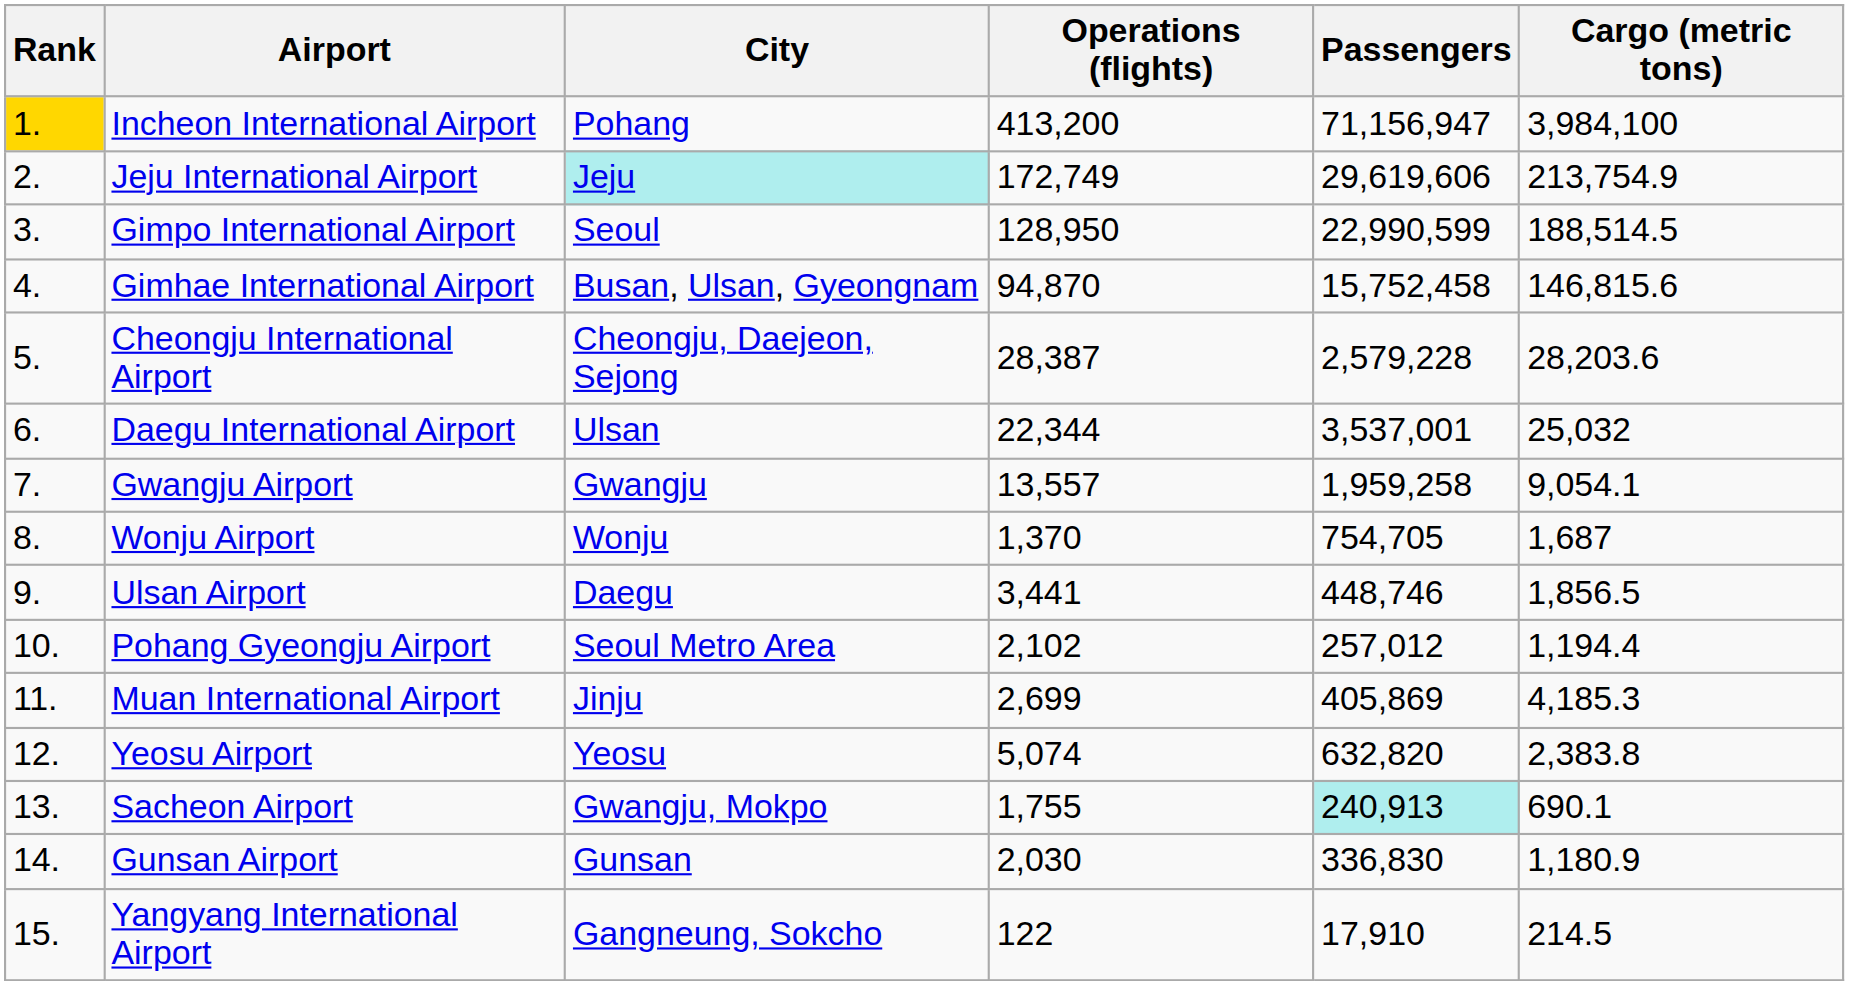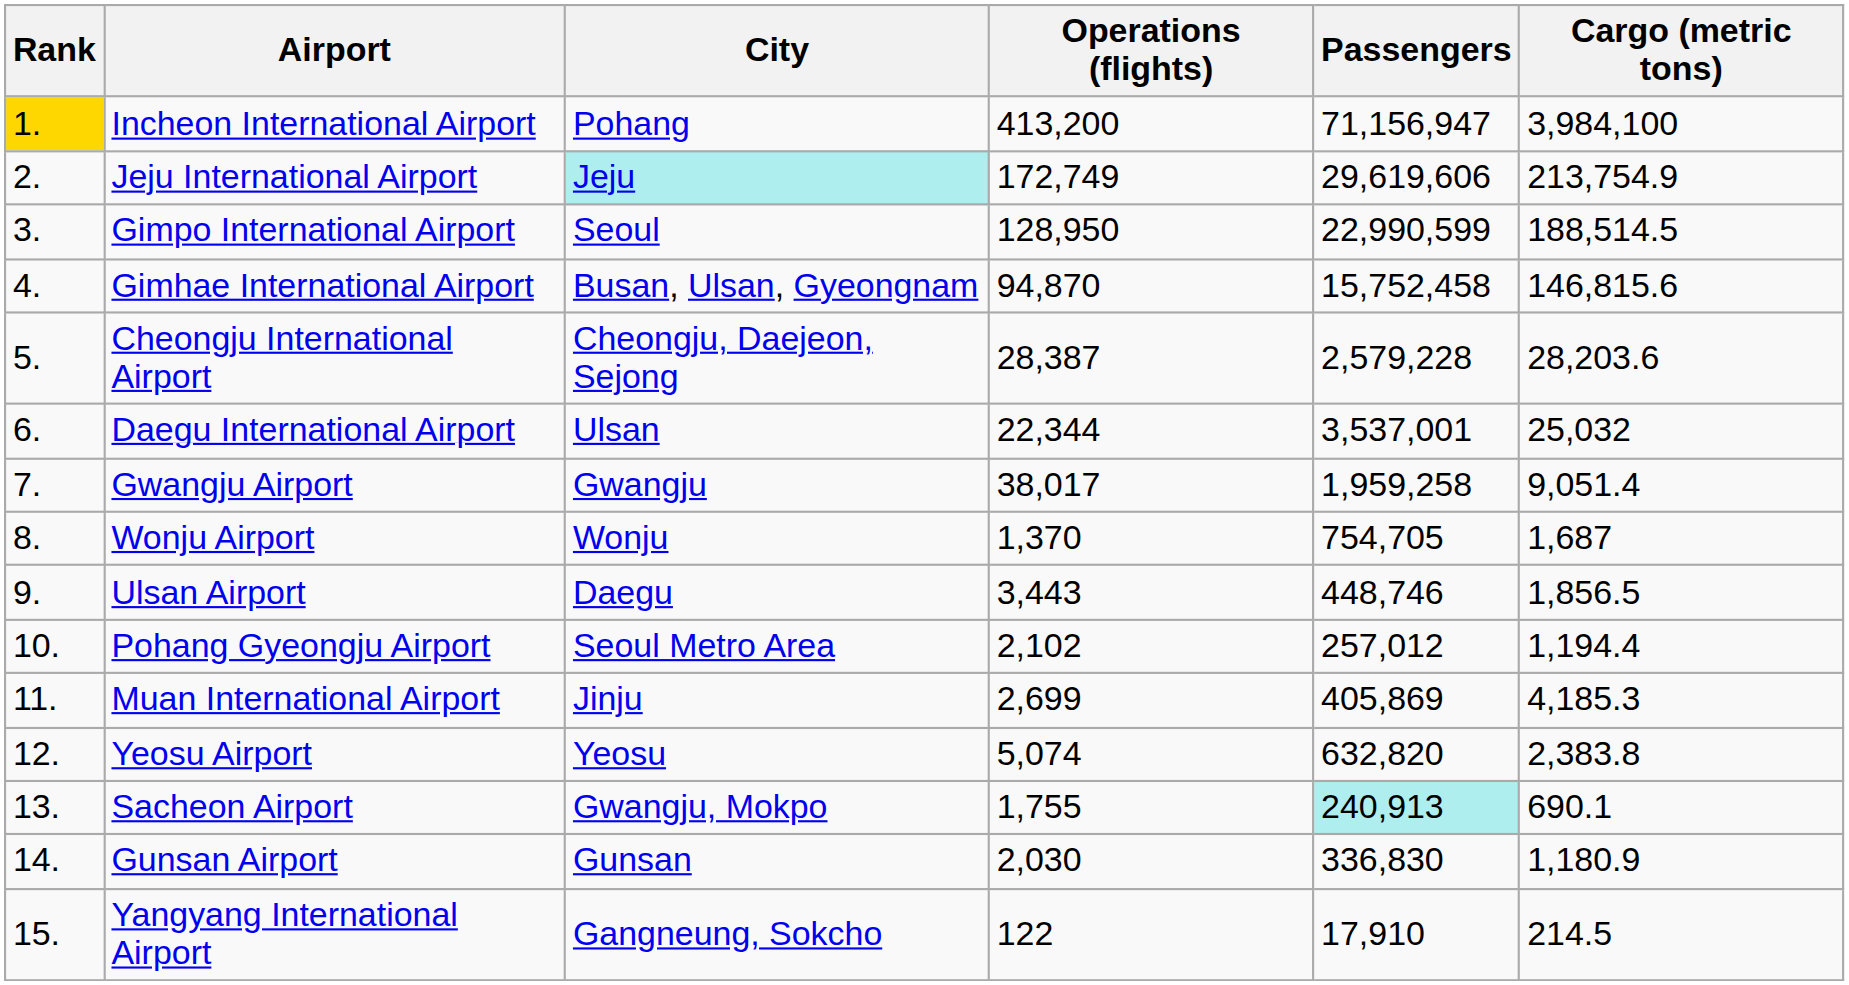(1049, 484) 13,557 -> (1049, 484) 38,017
(1584, 484) 9,054.1 -> (1584, 484) 9,051.4
(1039, 591) 3,441 -> (1039, 591) 3,443
